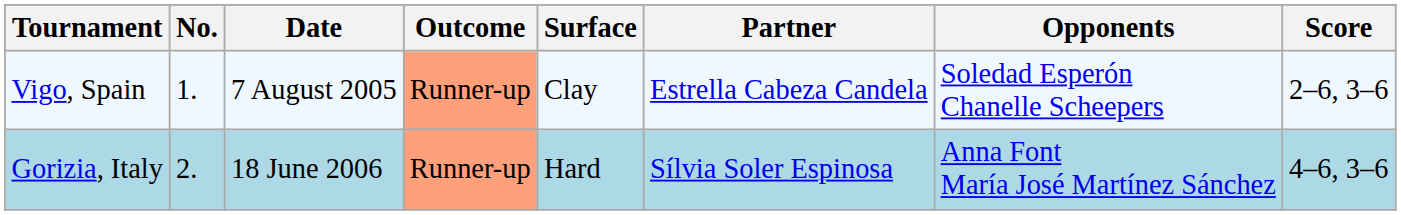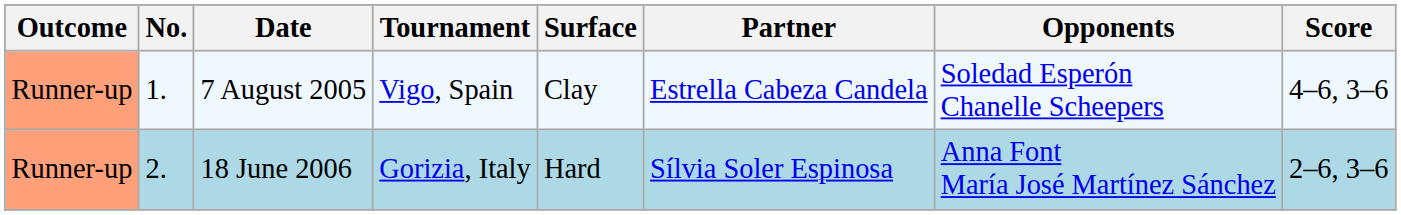columns swapped: (470, 27) <-> (87, 27)
(1339, 89) 2–6, 3–6 -> (1339, 89) 4–6, 3–6
(1339, 168) 4–6, 3–6 -> (1339, 168) 2–6, 3–6
